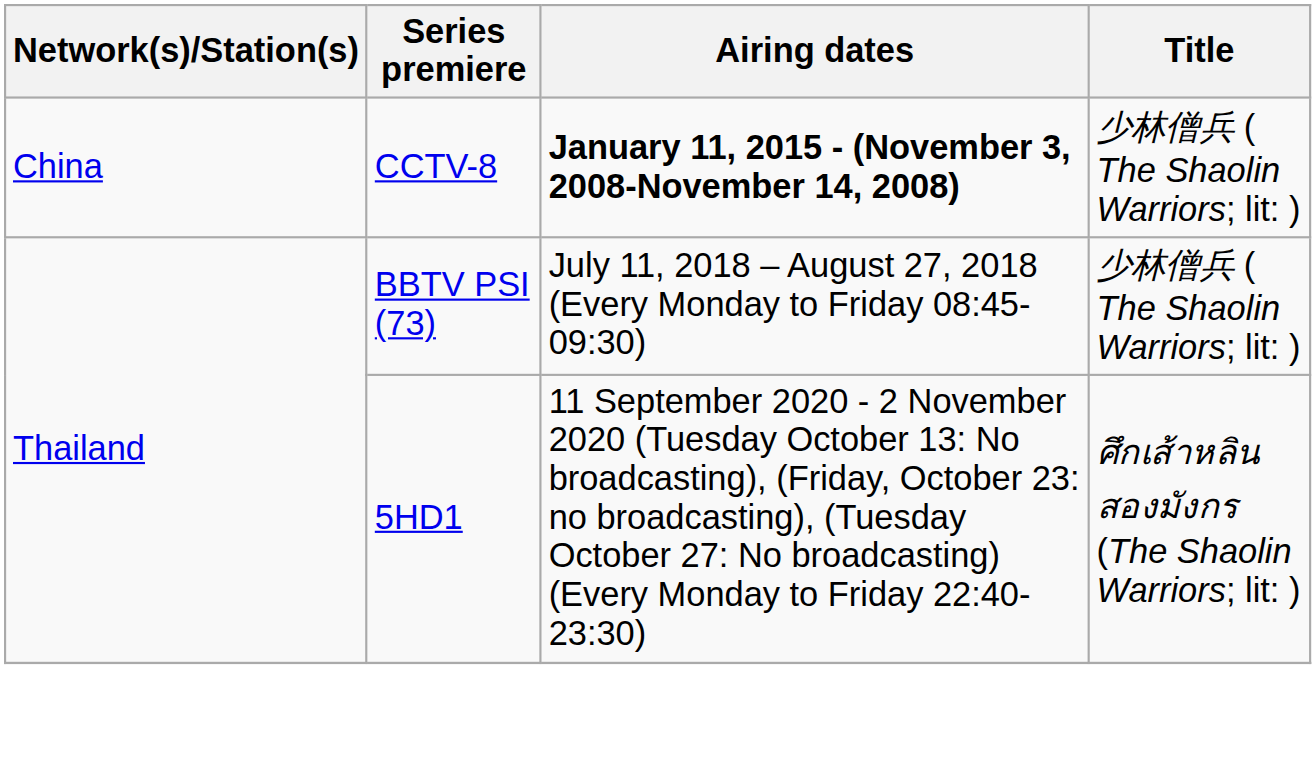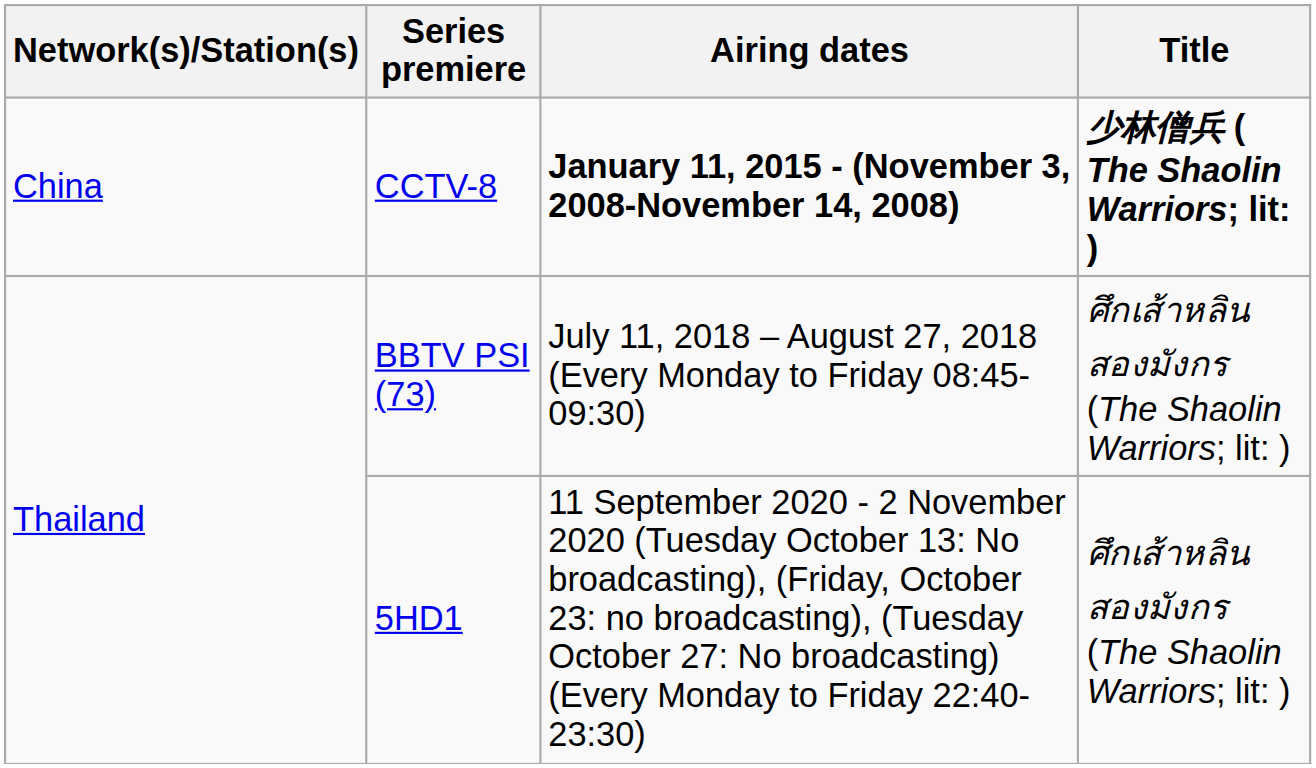(1199, 168) normal -> (1189, 187) bold
(1199, 306) 少林僧兵 ( The Shaolin Warriors; lit: ) -> (1189, 379) ศึกเส้าหลิน สองมังกร (The Shaolin Warriors; lit: )
